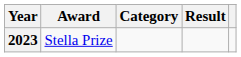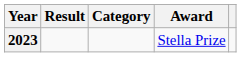columns swapped: (79, 16) <-> (205, 16)
